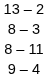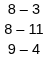- row: (24, 9)
